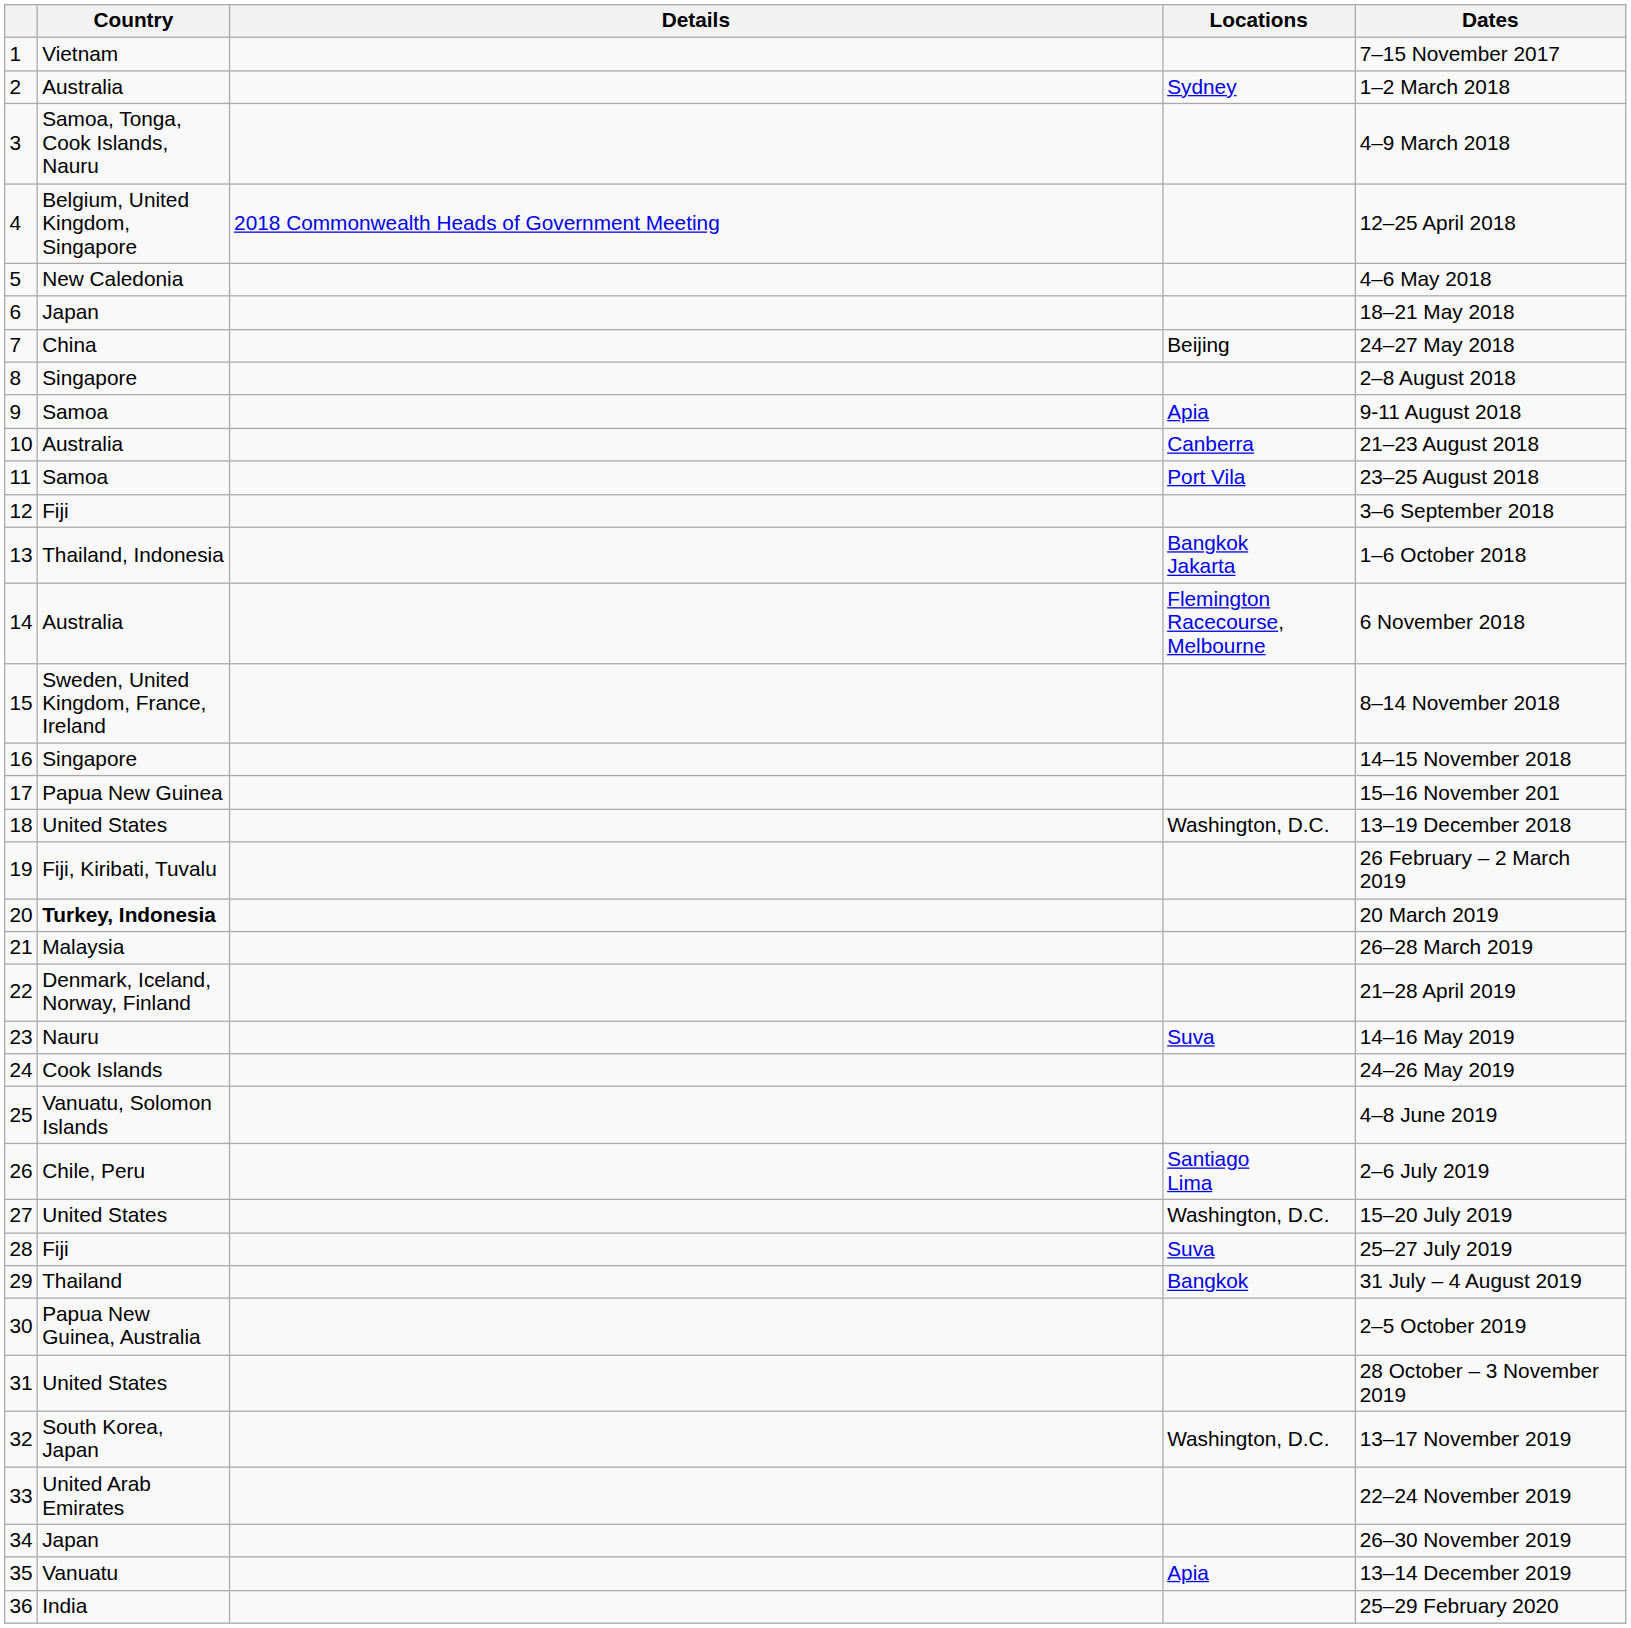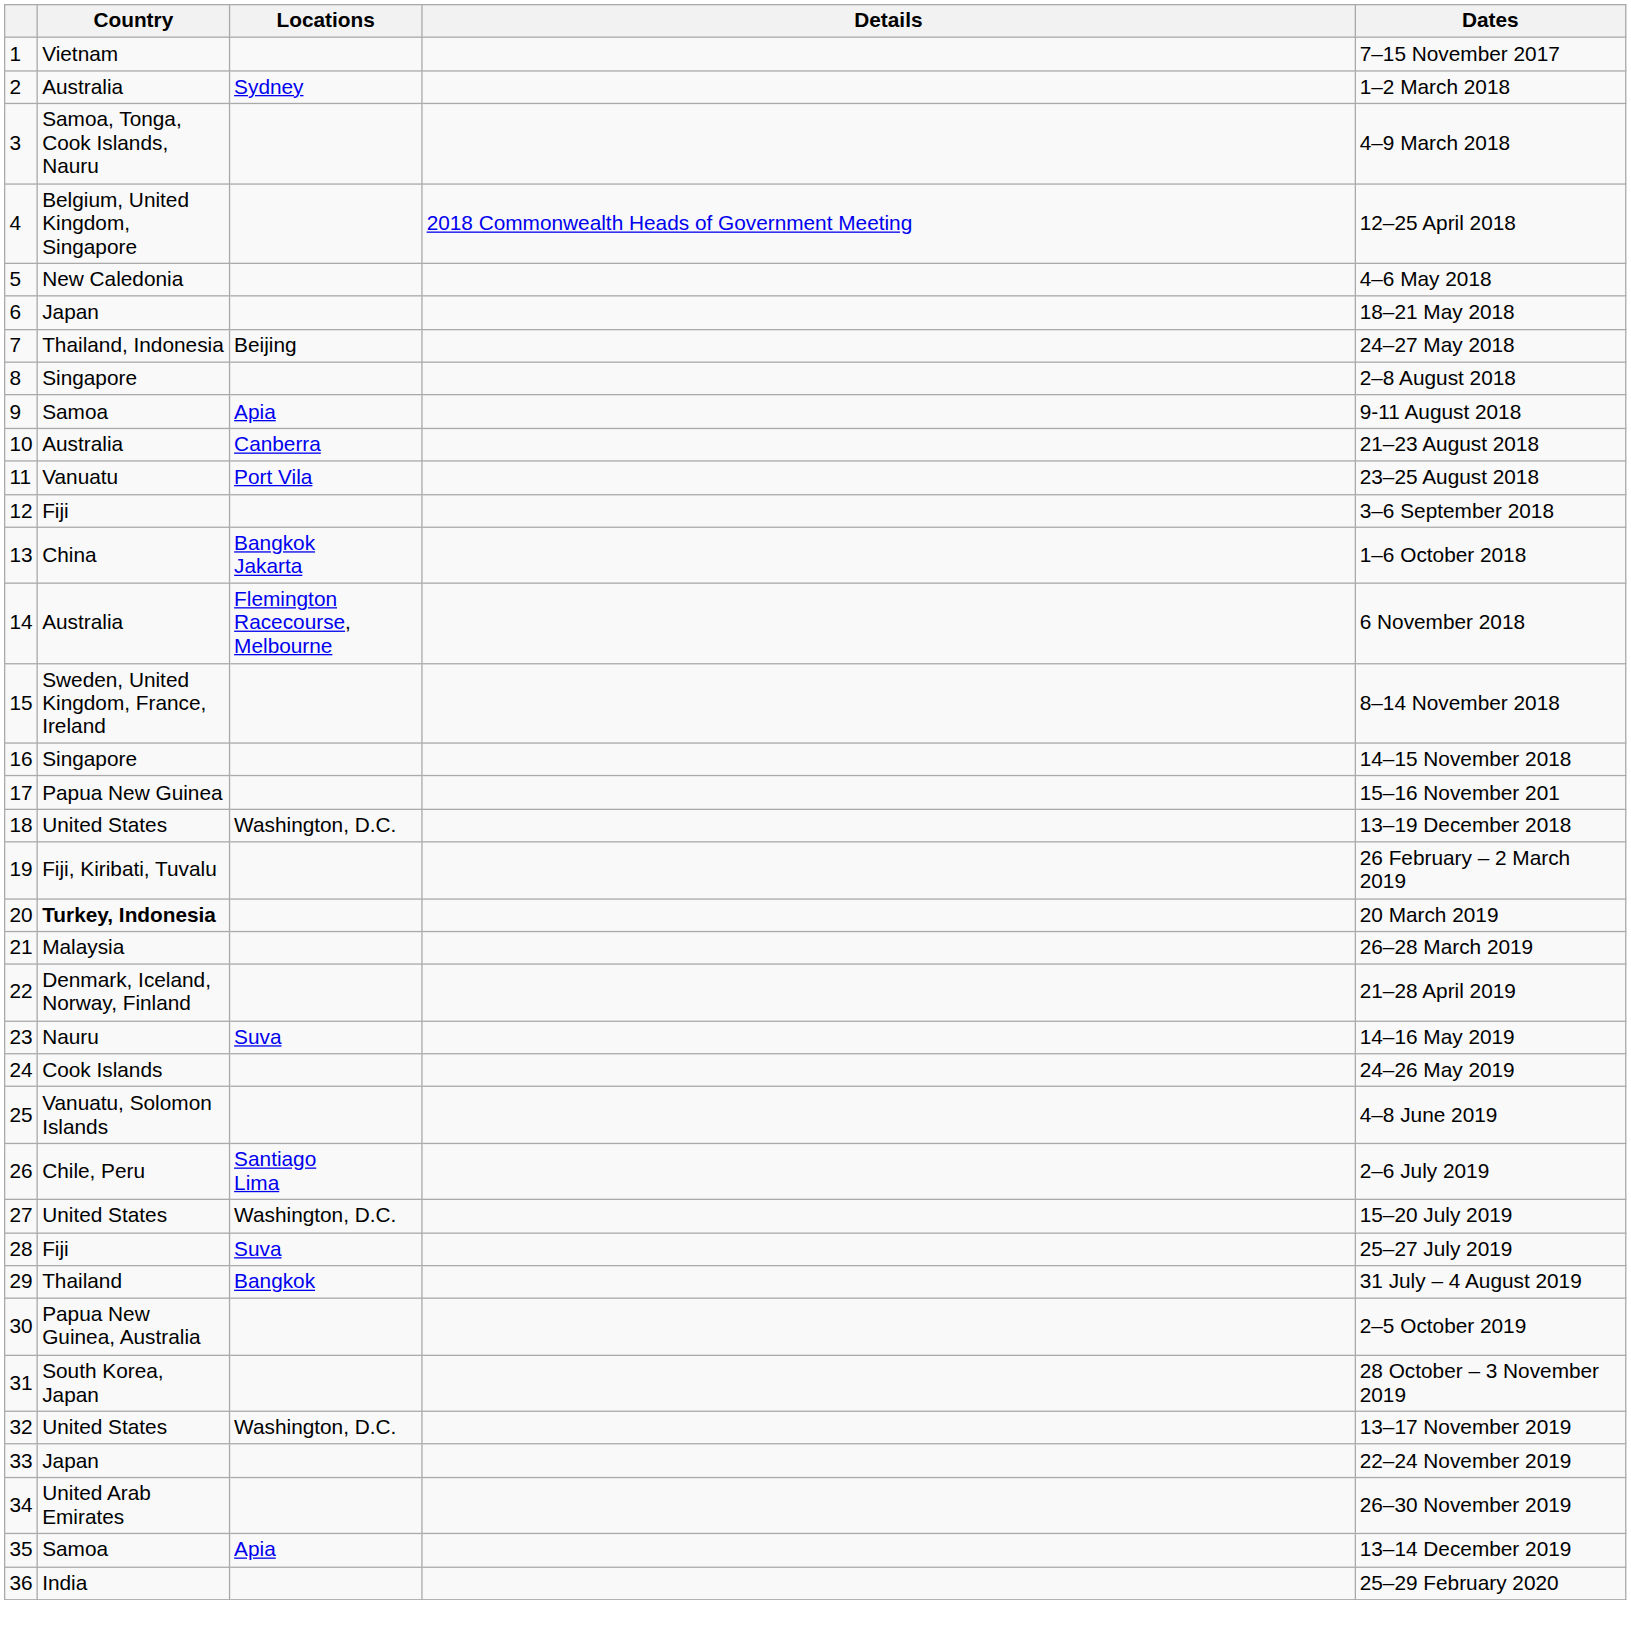columns swapped: (1259, 20) <-> (696, 20)
(69, 345) China -> (133, 345) Thailand, Indonesia
(75, 477) Samoa -> (80, 477) Vanuatu
(133, 555) Thailand, Indonesia -> (69, 555) China
(105, 1382) United States -> (103, 1382) South Korea, Japan
(103, 1439) South Korea, Japan -> (105, 1427) United States
(97, 1495) United Arab Emirates -> (71, 1460) Japan
(71, 1540) Japan -> (97, 1505) United Arab Emirates
(80, 1573) Vanuatu -> (75, 1549) Samoa
